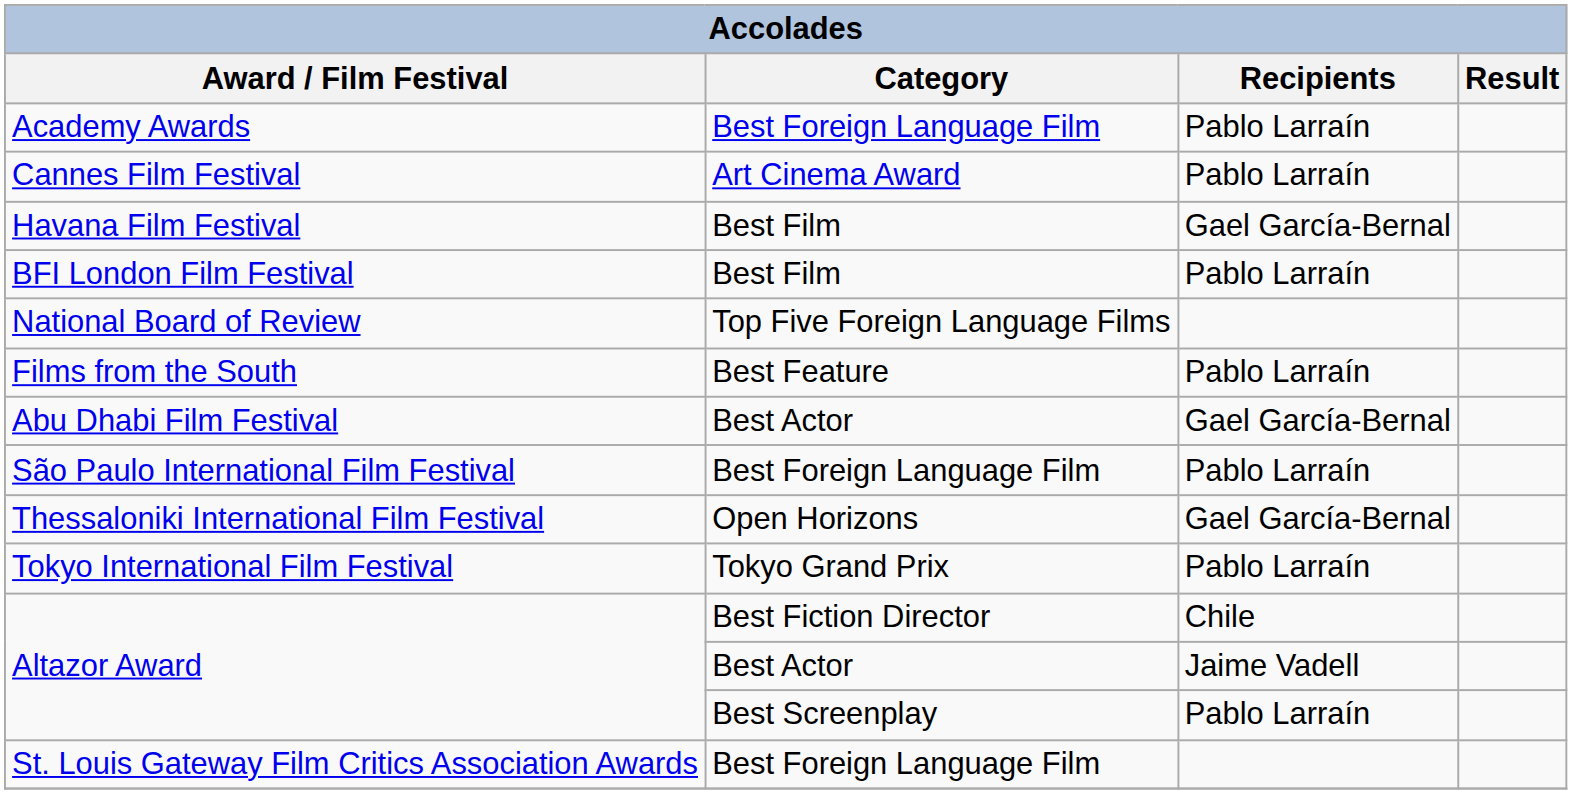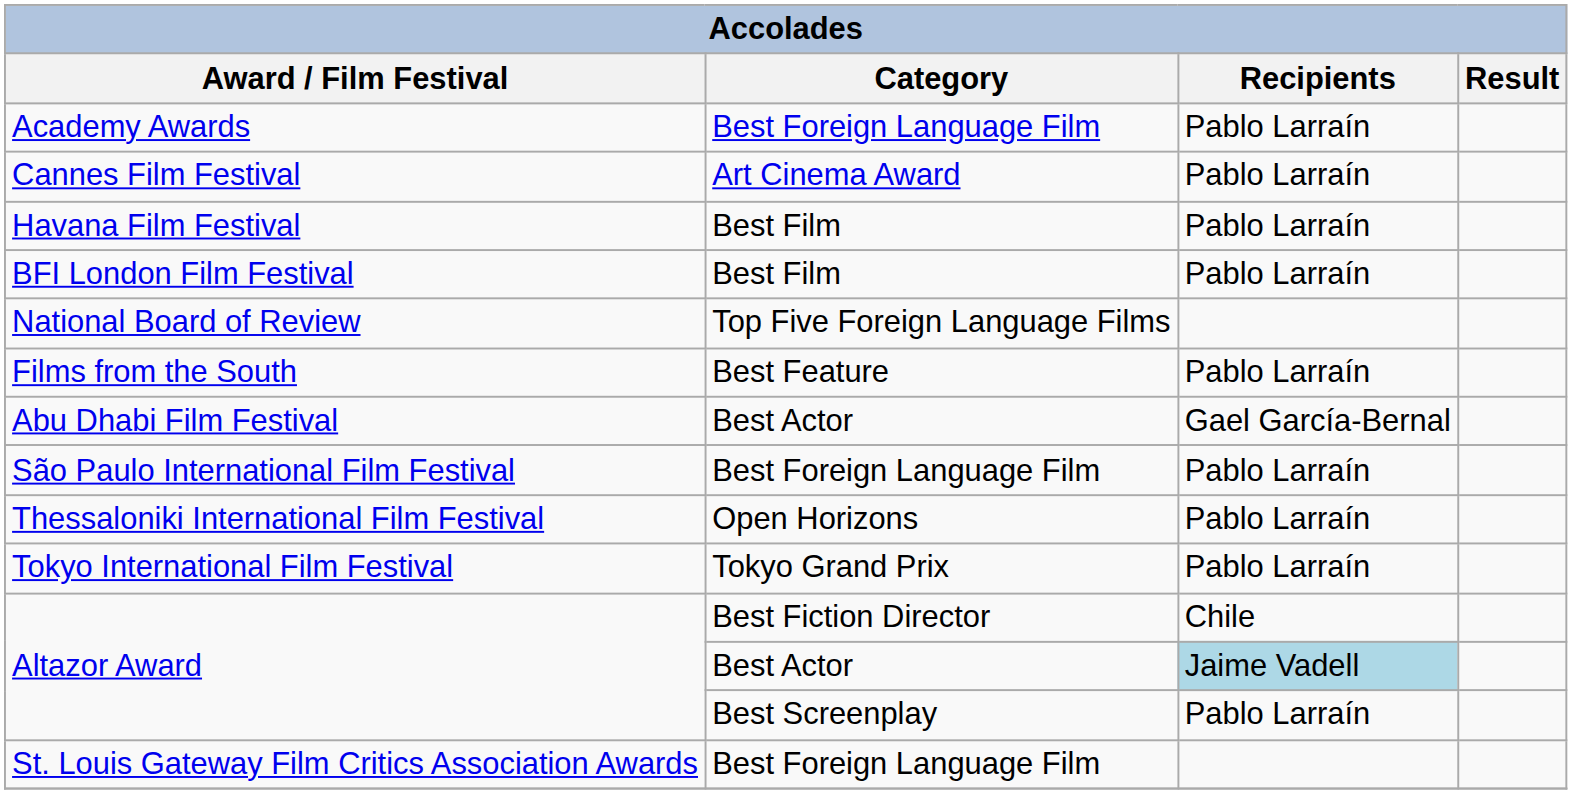(1318, 224) Gael García-Bernal -> (1277, 224) Pablo Larraín
(1318, 518) Gael García-Bernal -> (1277, 518) Pablo Larraín
(1272, 665) no background -> (1272, 665) lightblue background
